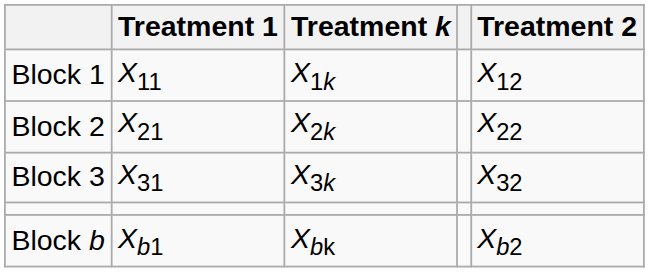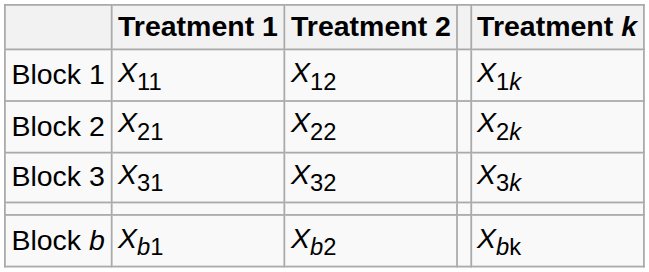columns swapped: (557, 27) <-> (371, 27)
